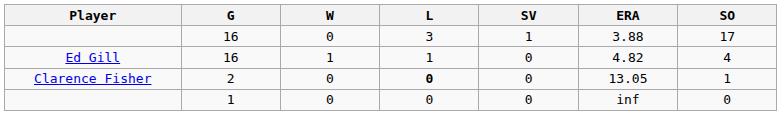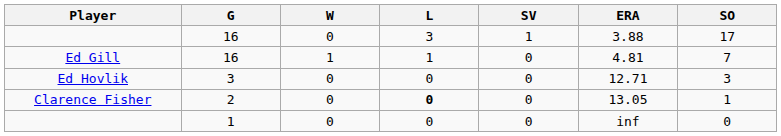(628, 57) 4.82 -> (628, 57) 4.81
(727, 57) 4 -> (727, 57) 7
+ row: (93, 79)
